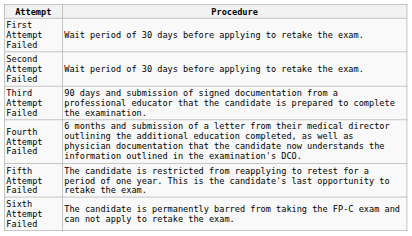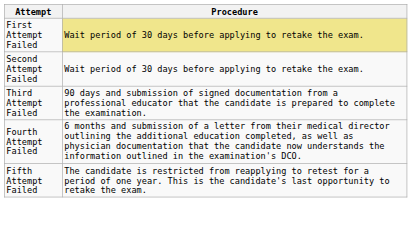(214, 35) no background -> (214, 35) khaki background
- row: (24, 214)
